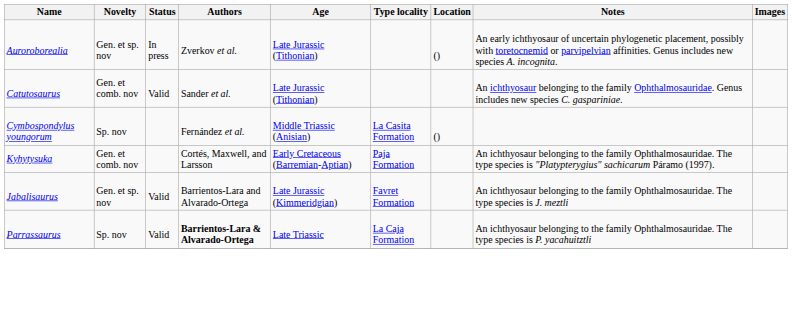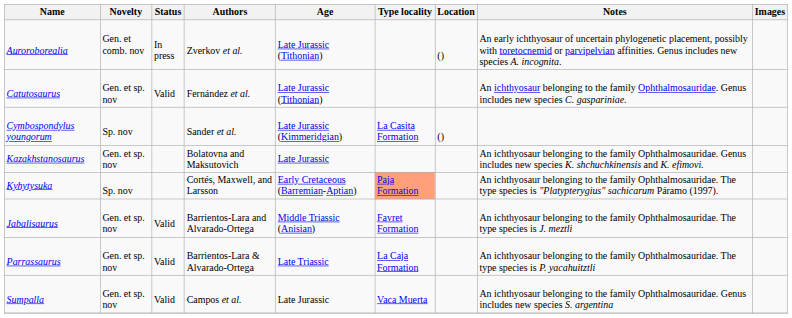(118, 50) Gen. et sp. nov -> (123, 44) Gen. et comb. nov
(117, 88) Gen. et comb. nov -> (124, 94) Gen. et sp. nov
(206, 94) Sander et al. -> (218, 94) Fernández et al.
(213, 132) Fernández et al. -> (212, 132) Sander et al.
(304, 132) Middle Triassic (Anisian) -> (310, 132) Late Jurassic (Kimmeridgian)
+ row: (45, 158)
(117, 158) Gen. et comb. nov -> (118, 191) Sp. nov
(393, 158) no background -> (398, 185) lightsalmon background
(305, 197) Late Jurassic (Kimmeridgian) -> (309, 223) Middle Triassic (Anisian)
(112, 235) Sp. nov -> (124, 261) Gen. et sp. nov
(221, 235) bold -> (223, 261) normal
+ row: (25, 300)
